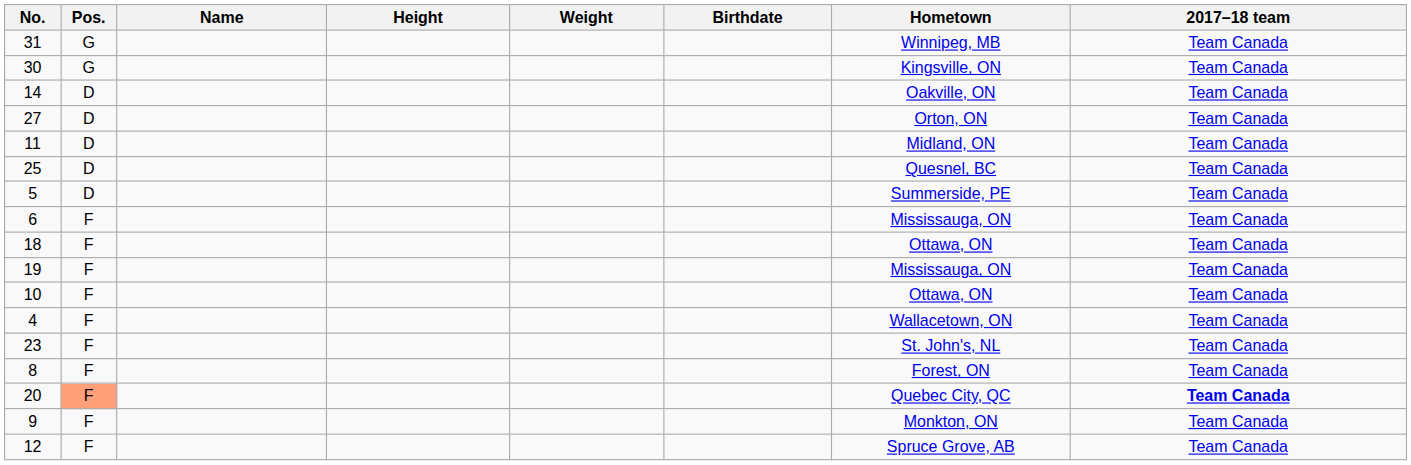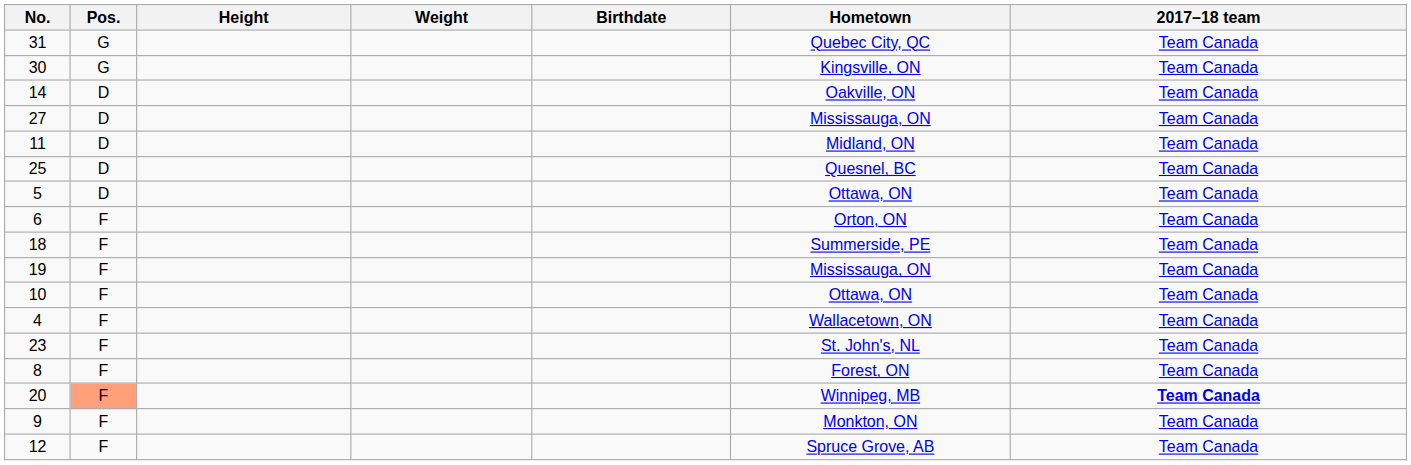- column: (222, 18)
(951, 43) Winnipeg, MB -> (870, 43) Quebec City, QC
(951, 119) Orton, ON -> (870, 119) Mississauga, ON
(951, 194) Summerside, PE -> (870, 194) Ottawa, ON
(951, 220) Mississauga, ON -> (870, 220) Orton, ON
(951, 245) Ottawa, ON -> (870, 245) Summerside, PE
(951, 396) Quebec City, QC -> (870, 396) Winnipeg, MB
